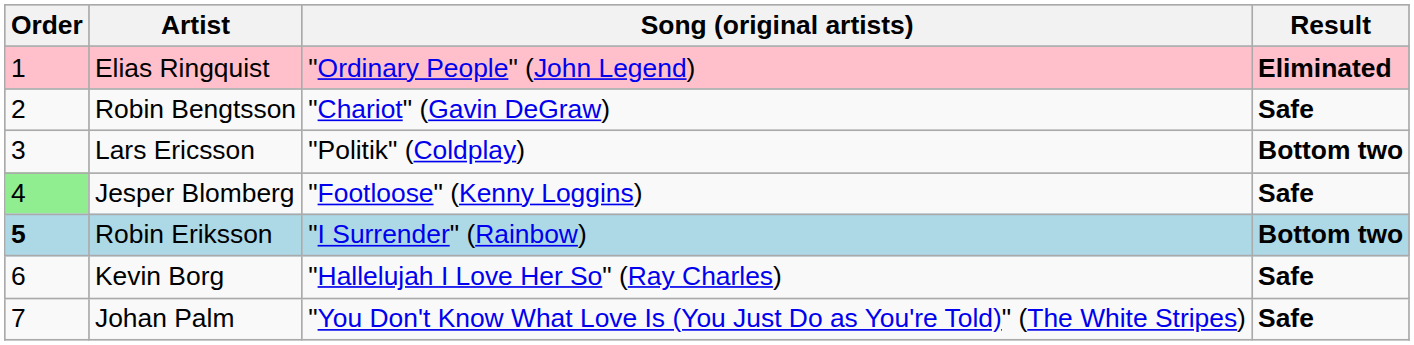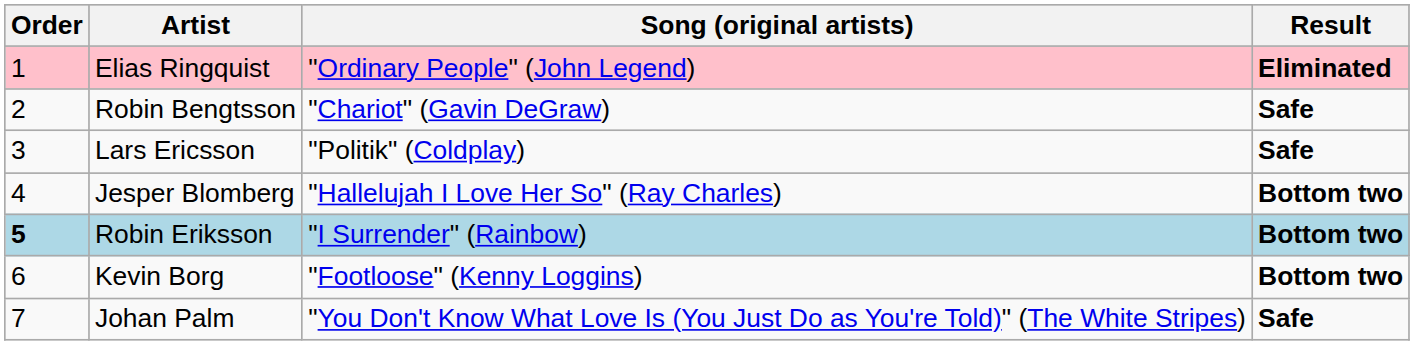(1331, 151) Bottom two -> (1286, 151) Safe
(18, 192) lightgreen background -> (18, 192) no background
(475, 192) "Footloose" (Kenny Loggins) -> (545, 192) "Hallelujah I Love Her So" (Ray Charles)
(1286, 192) Safe -> (1331, 192) Bottom two
(545, 276) "Hallelujah I Love Her So" (Ray Charles) -> (475, 276) "Footloose" (Kenny Loggins)
(1286, 276) Safe -> (1331, 276) Bottom two
